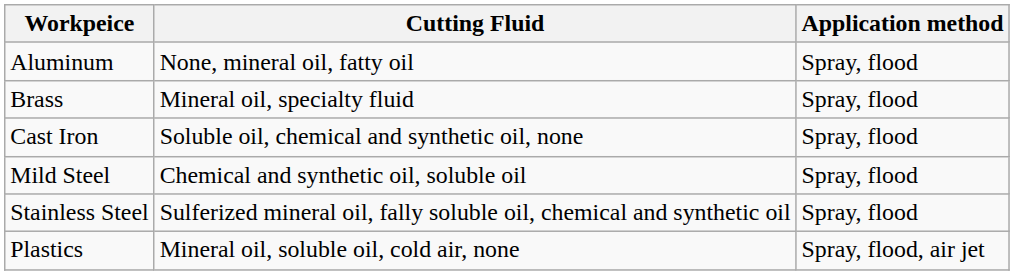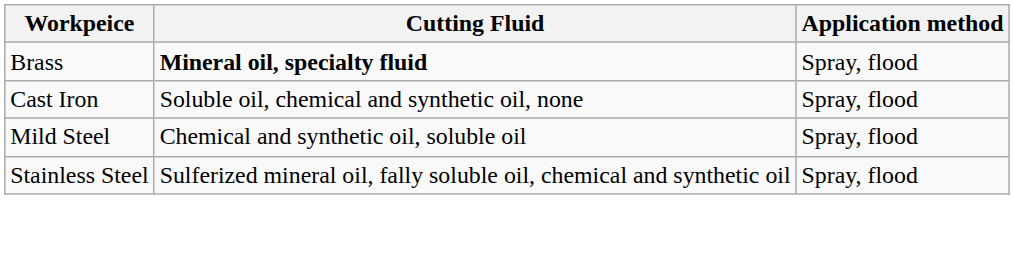- row: (62, 61)
(287, 99) normal -> (293, 61) bold
- row: (47, 250)
